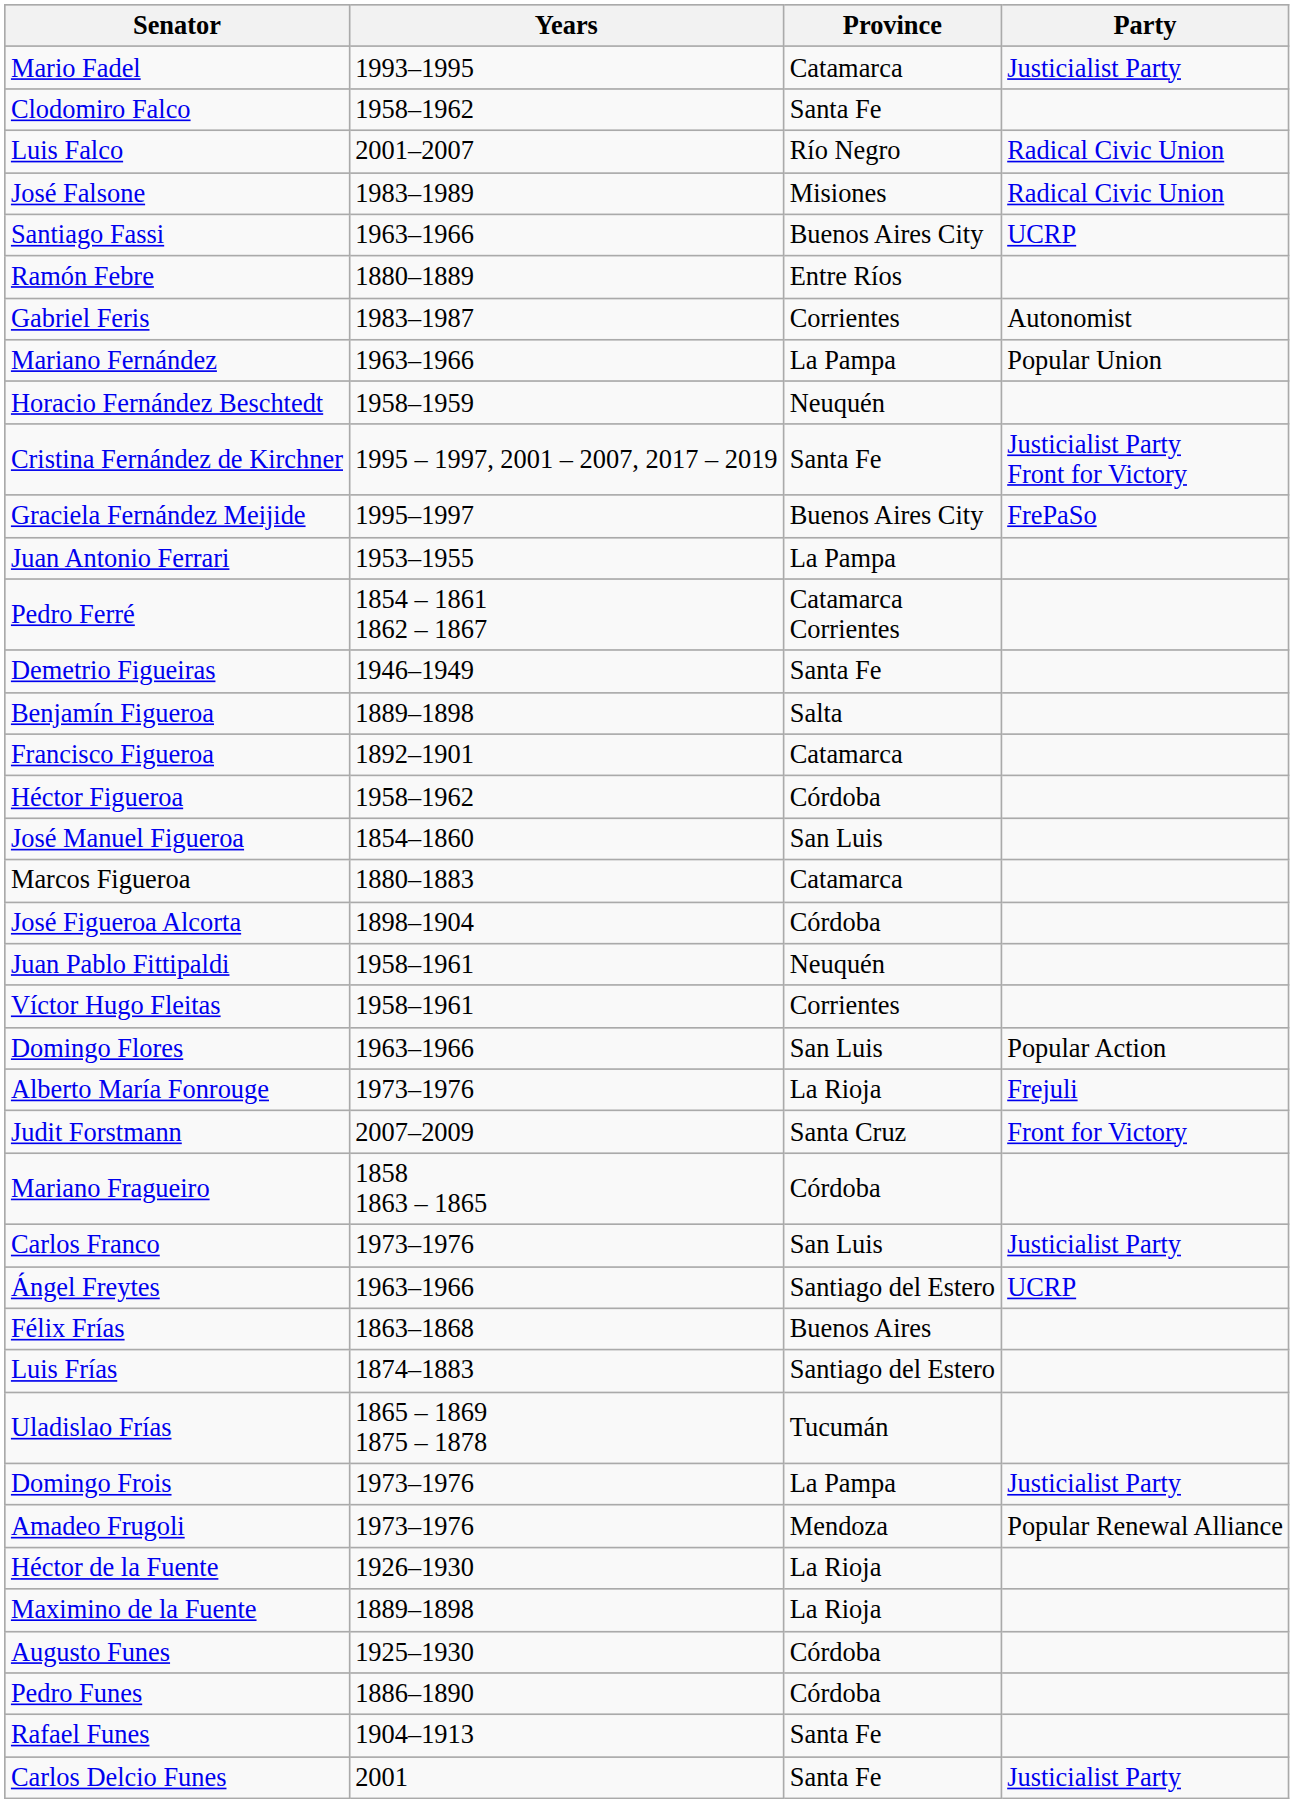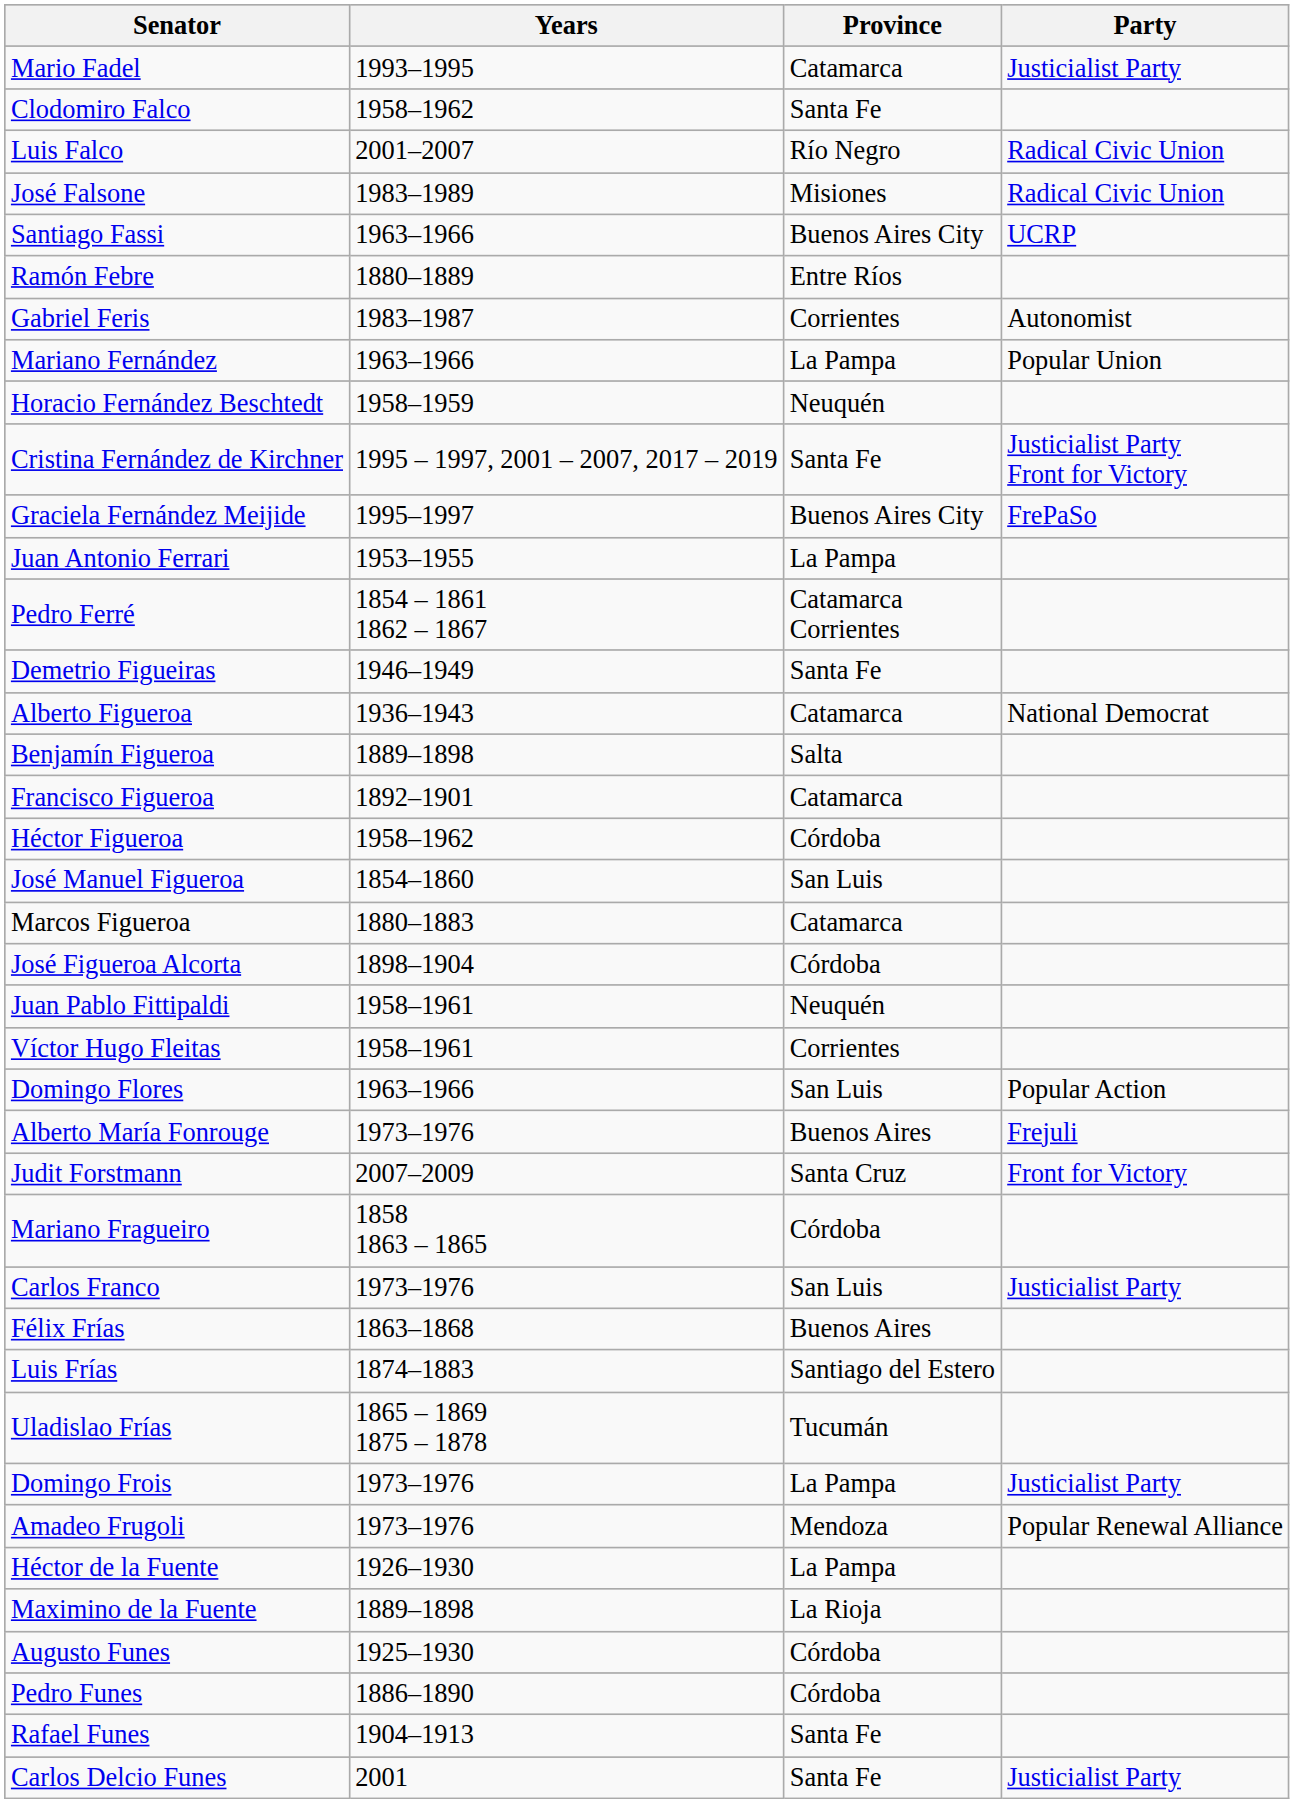+ row: (101, 712)
(836, 1089) La Rioja -> (861, 1131) Buenos Aires
- row: (85, 1286)
(836, 1567) La Rioja -> (843, 1567) La Pampa
